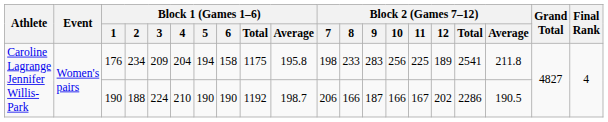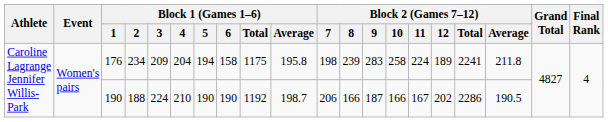(351, 61) 233 -> (351, 61) 239
(397, 61) 256 -> (397, 61) 258
(420, 61) 225 -> (420, 61) 224
(470, 61) 2541 -> (470, 61) 2241
